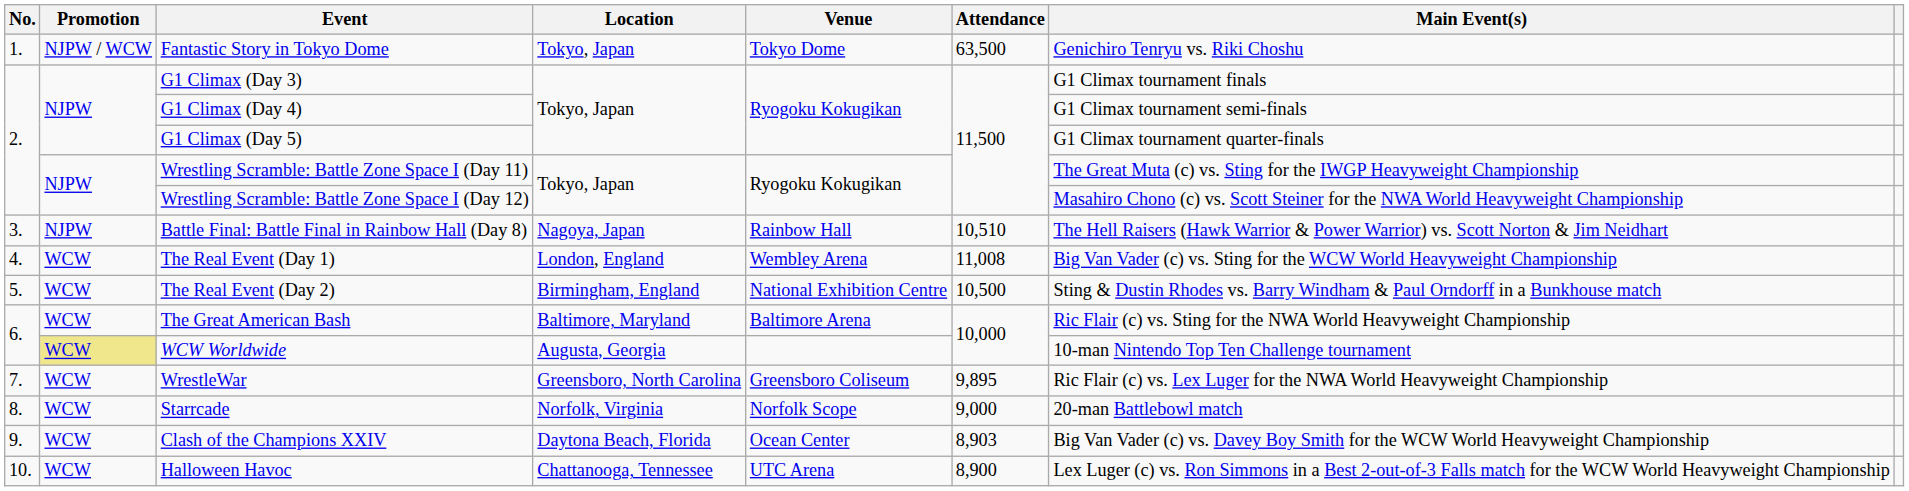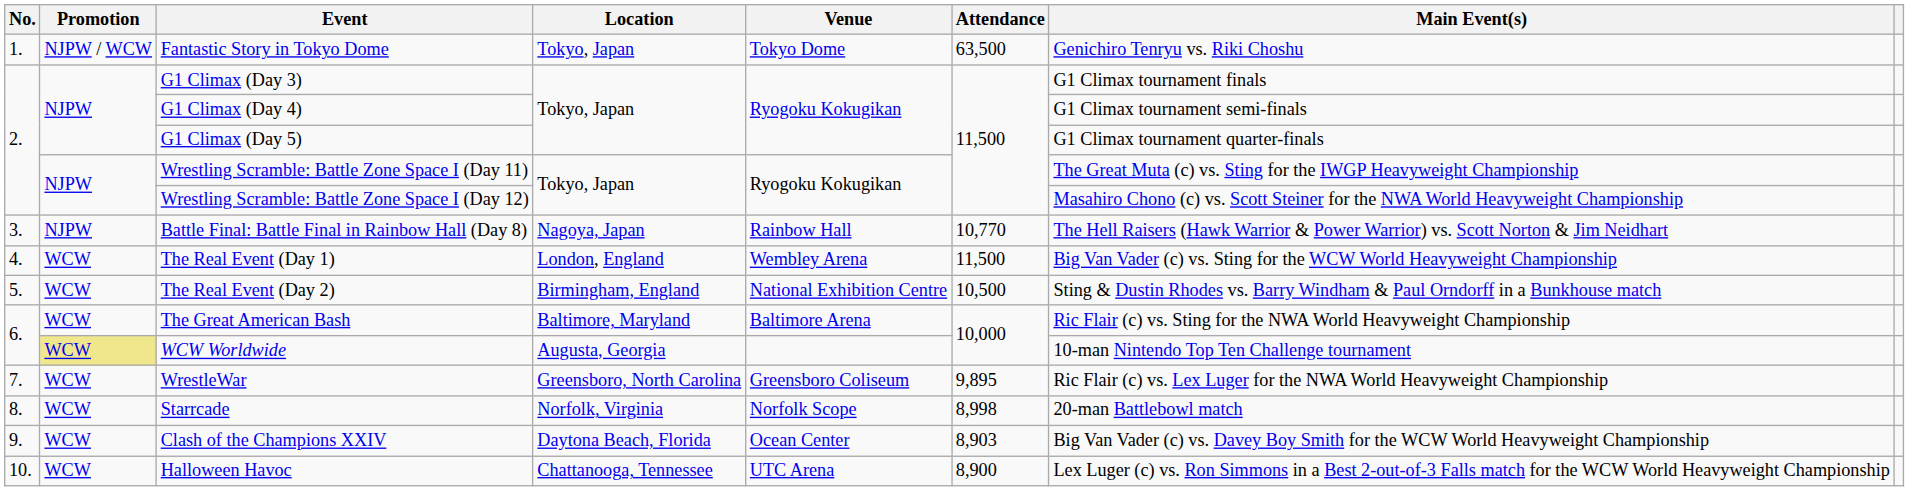(981, 229) 10,510 -> (981, 229) 10,770
(980, 259) 11,008 -> (980, 259) 11,500
(976, 409) 9,000 -> (976, 409) 8,998
